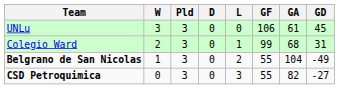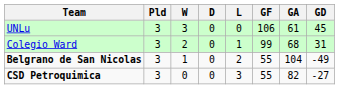columns swapped: (185, 12) <-> (158, 12)
